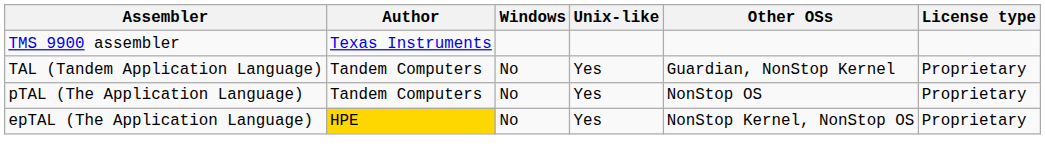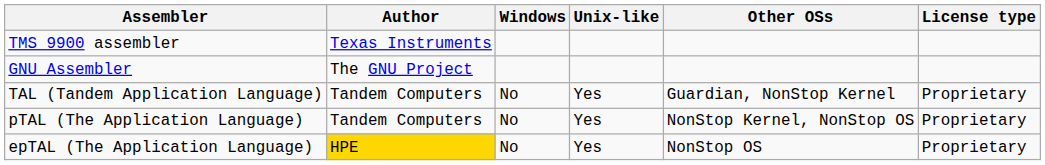+ row: (70, 69)
(714, 95) NonStop OS -> (790, 121) NonStop Kernel, NonStop OS
(790, 121) NonStop Kernel, NonStop OS -> (714, 147) NonStop OS
